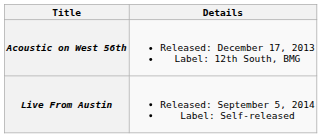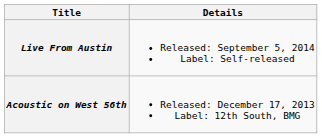rows swapped: (67, 48) <-> (67, 104)
